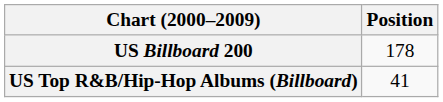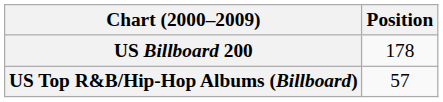(400, 81) 41 -> (400, 81) 57
